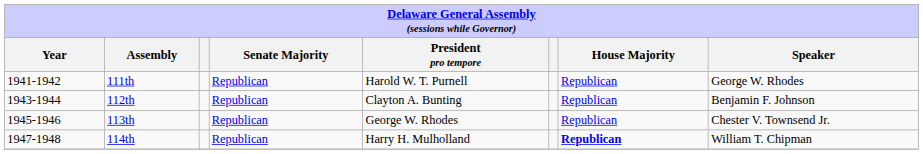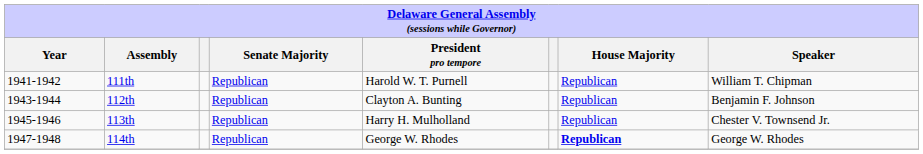(757, 81) George W. Rhodes -> (762, 81) William T. Chipman
(412, 120) George W. Rhodes -> (418, 120) Harry H. Mulholland
(418, 139) Harry H. Mulholland -> (412, 139) George W. Rhodes
(762, 139) William T. Chipman -> (757, 139) George W. Rhodes
